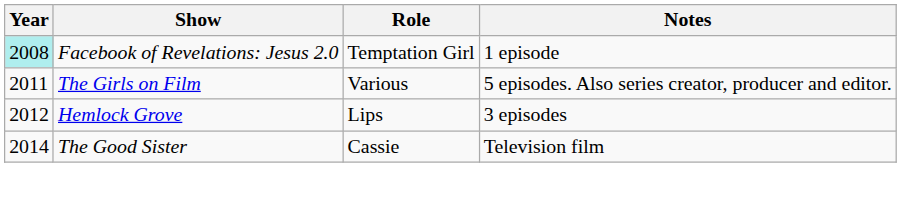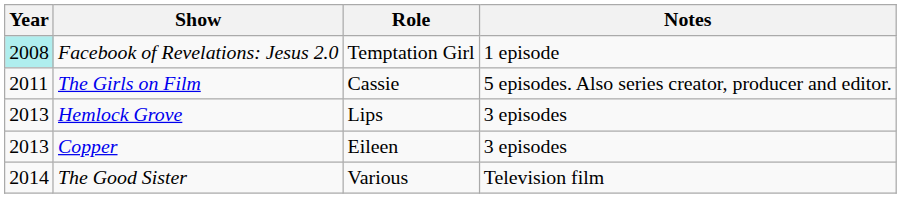(378, 83) Various -> (374, 83) Cassie
(29, 114) 2012 -> (29, 114) 2013
+ row: (88, 146)
(374, 146) Cassie -> (378, 177) Various
